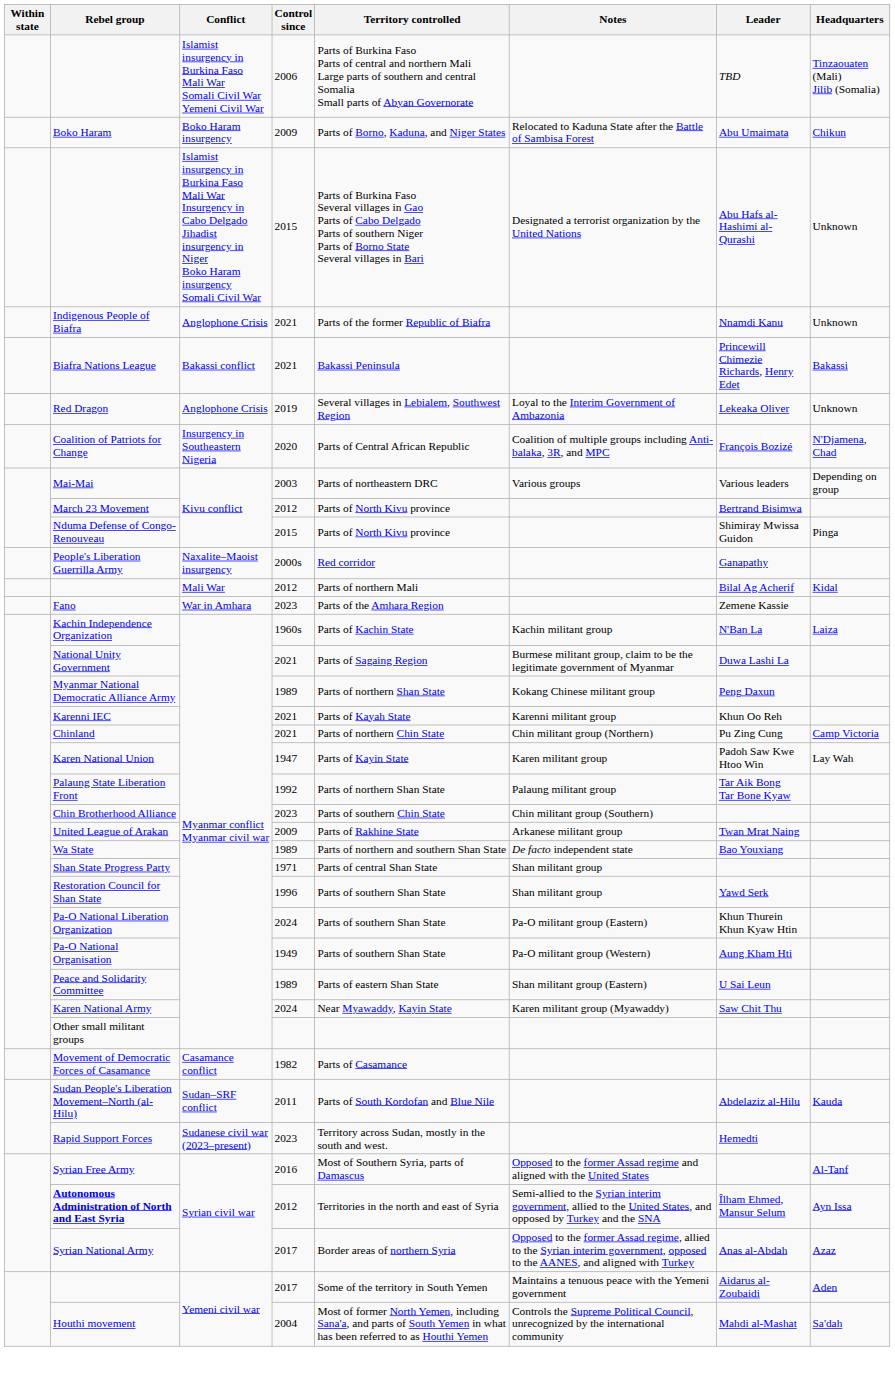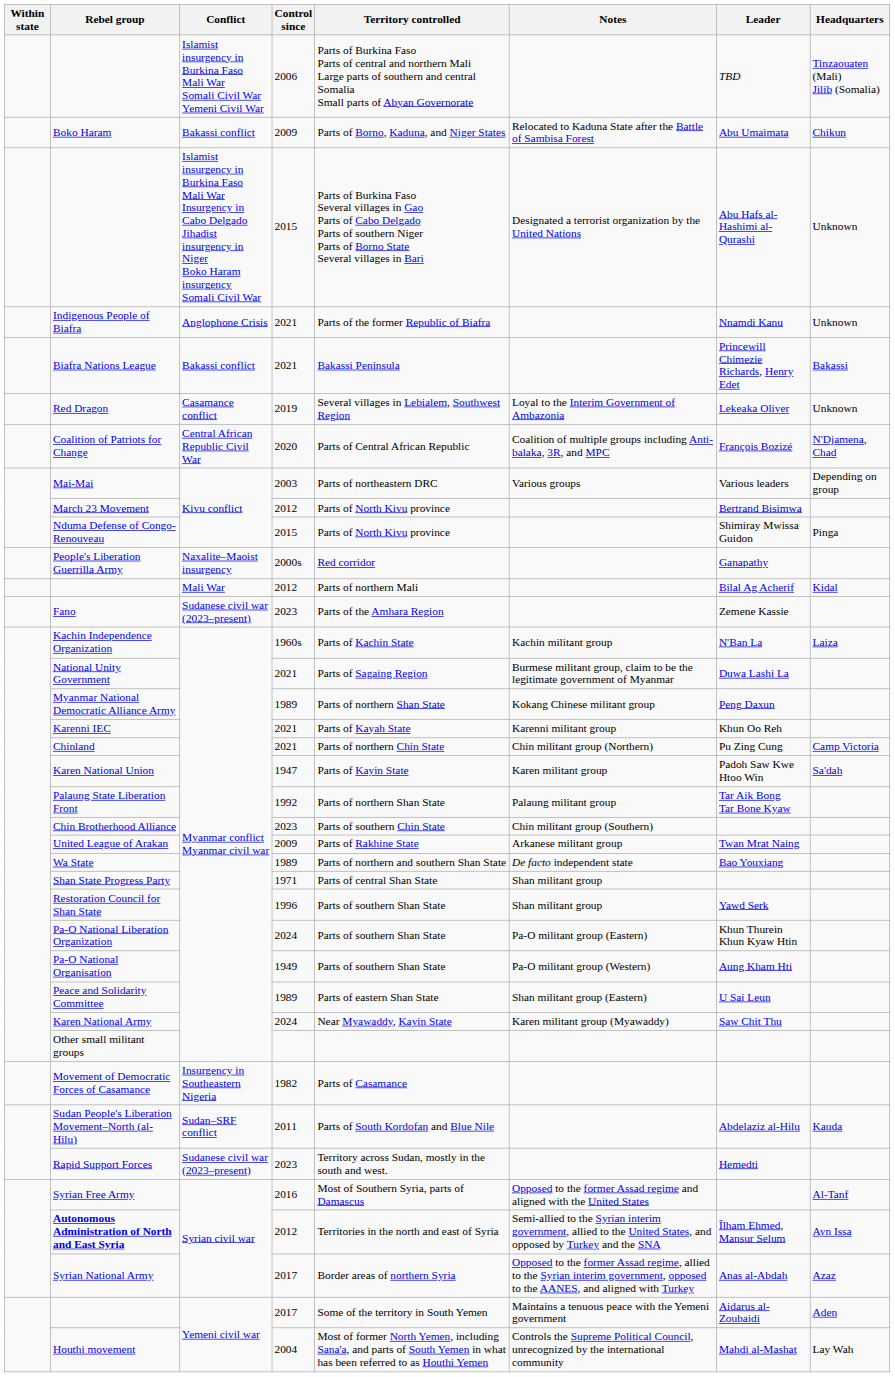(211, 132) Boko Haram insurgency -> (219, 132) Bakassi conflict
(225, 409) Anglophone Crisis -> (208, 409) Casamance conflict
(213, 446) Insurgency in Southeastern Nigeria -> (217, 446) Central African Republic Civil War
(217, 605) War in Amhara -> (225, 611) Sudanese civil war (2023–present)
(833, 758) Lay Wah -> (827, 771) Sa'dah
(208, 1064) Casamance conflict -> (213, 1083) Insurgency in Southeastern Nigeria
(827, 1324) Sa'dah -> (833, 1349) Lay Wah
